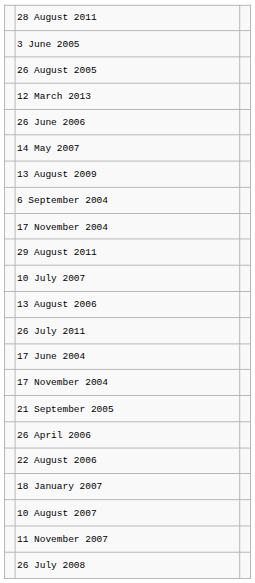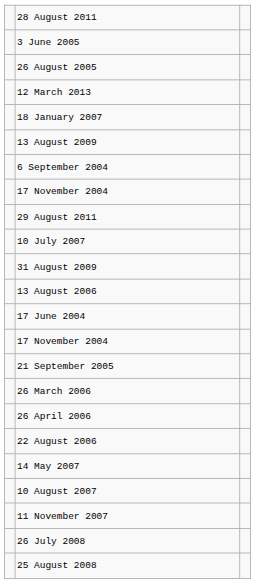- row: (10, 122)
rows swapped: (10, 148) <-> (10, 487)
+ row: (10, 267)
- row: (10, 330)
+ row: (10, 391)
+ row: (10, 566)
